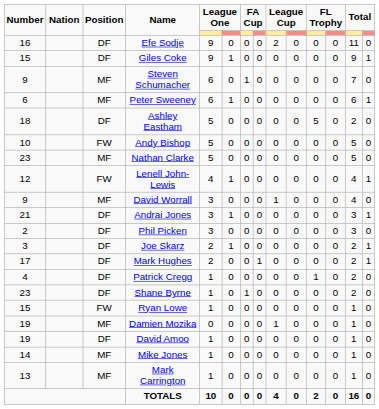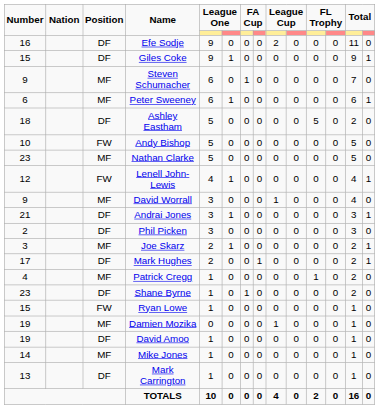(104, 246) DF -> (104, 246) MF
(104, 277) DF -> (104, 277) MF
(104, 375) MF -> (104, 375) DF
